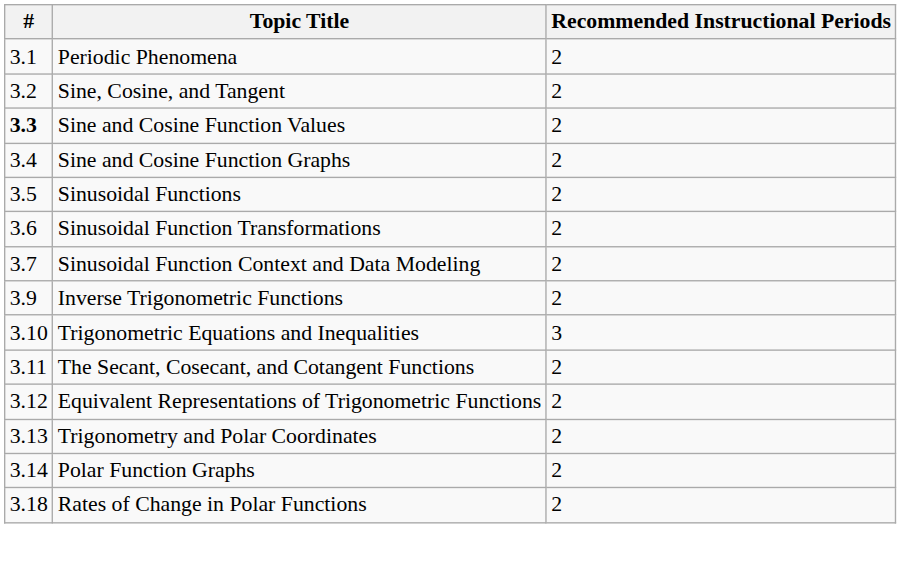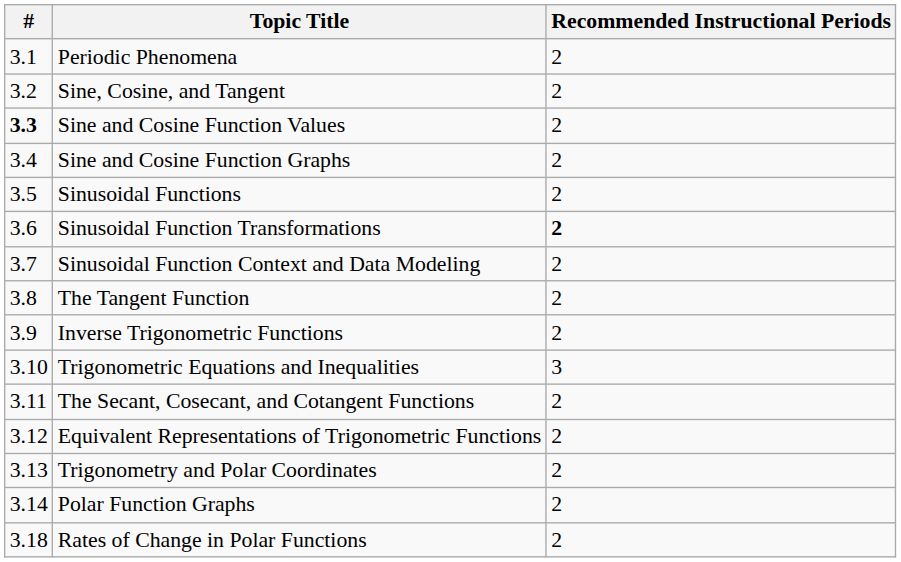(557, 228) normal -> (557, 228) bold
+ row: (154, 297)
